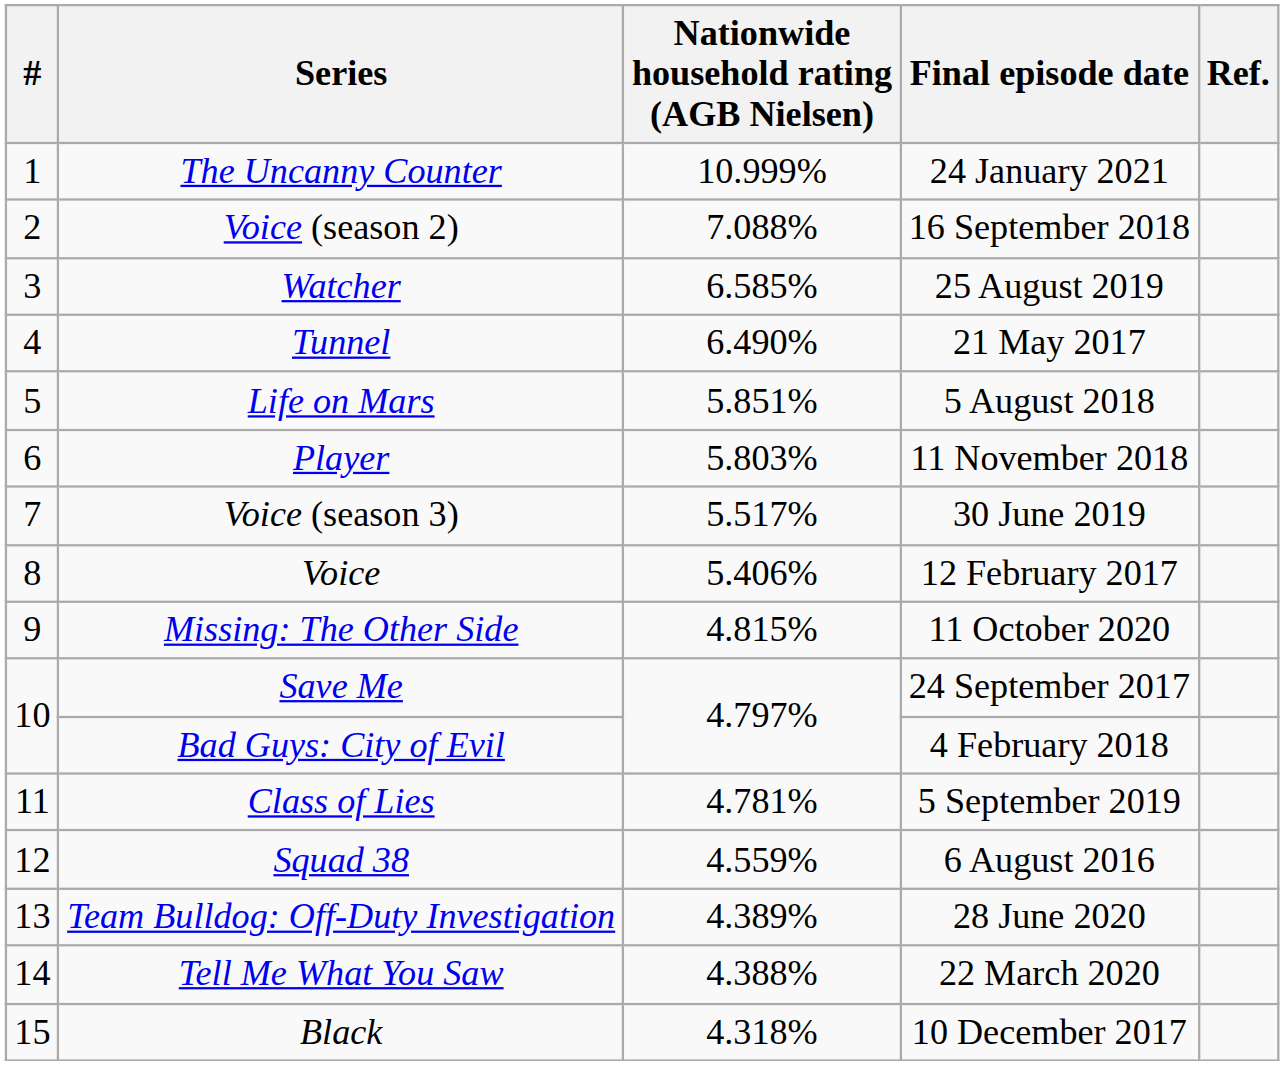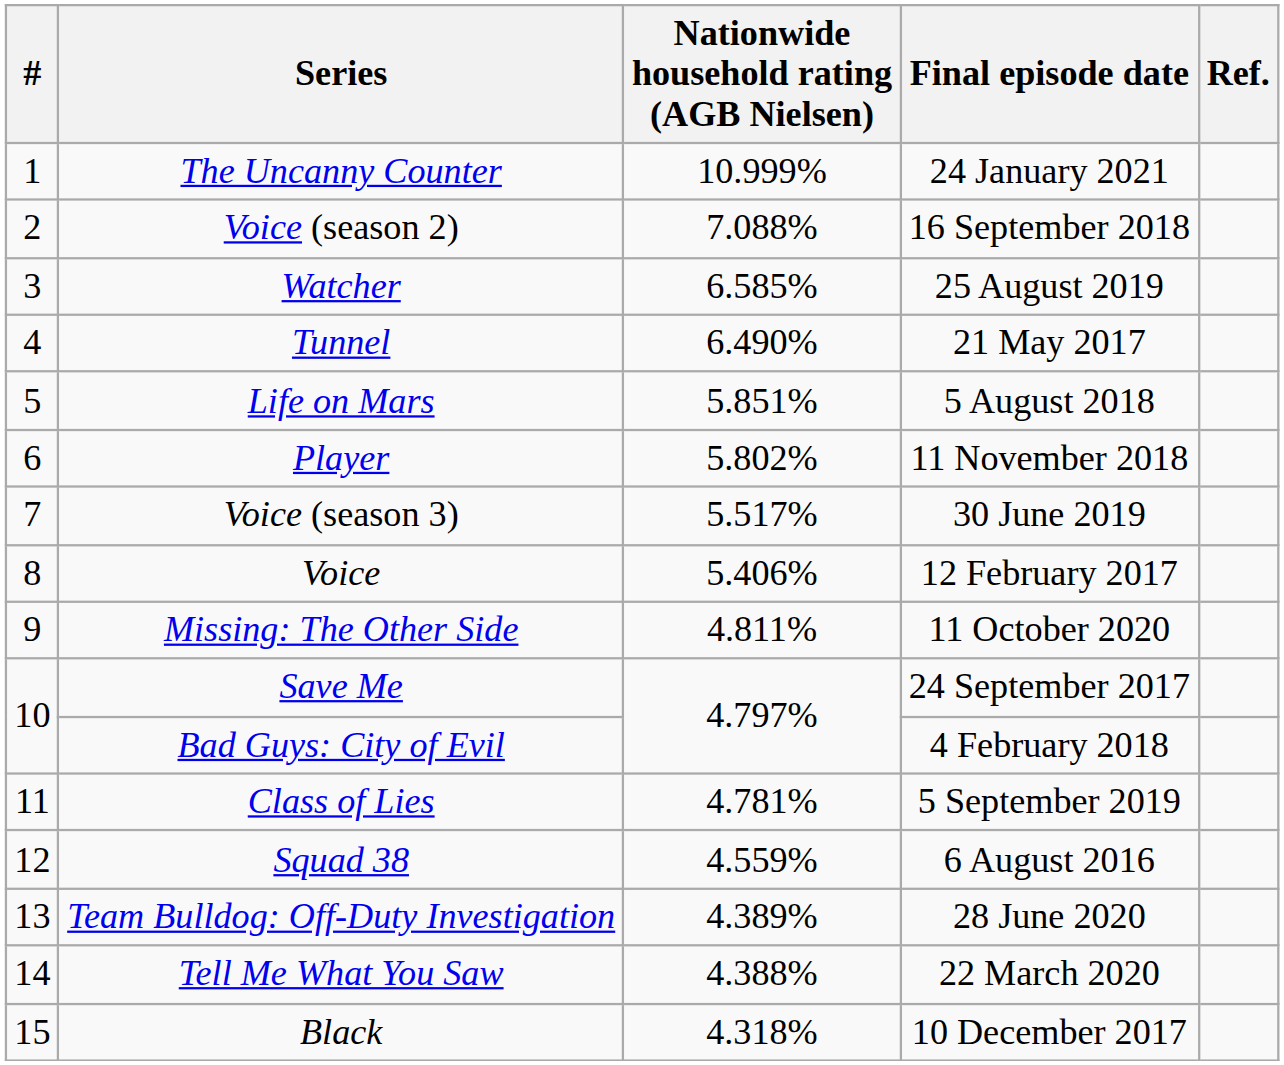(762, 457) 5.803% -> (762, 457) 5.802%
(762, 629) 4.815% -> (762, 629) 4.811%
